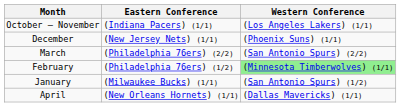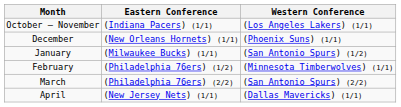(161, 39) (New Jersey Nets) (1/1) -> (171, 39) (New Orleans Hornets) (1/1)
rows swapped: (53, 81) <-> (53, 53)
(318, 67) lightgreen background -> (318, 67) no background
(171, 95) (New Orleans Hornets) (1/1) -> (161, 95) (New Jersey Nets) (1/1)
